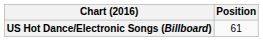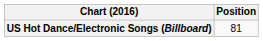(236, 28) 61 -> (236, 28) 81
